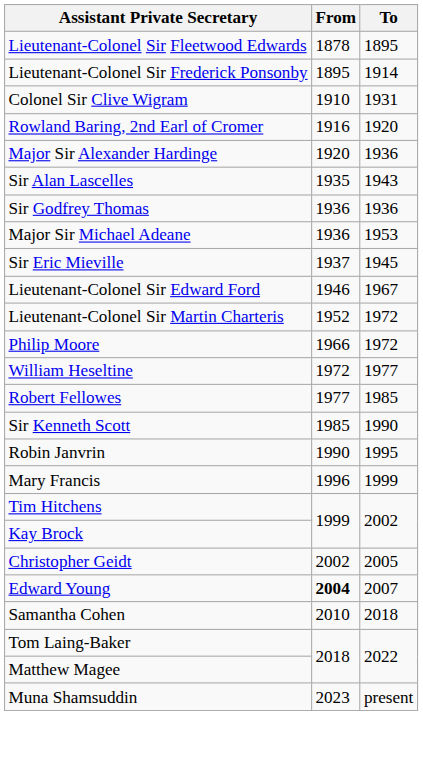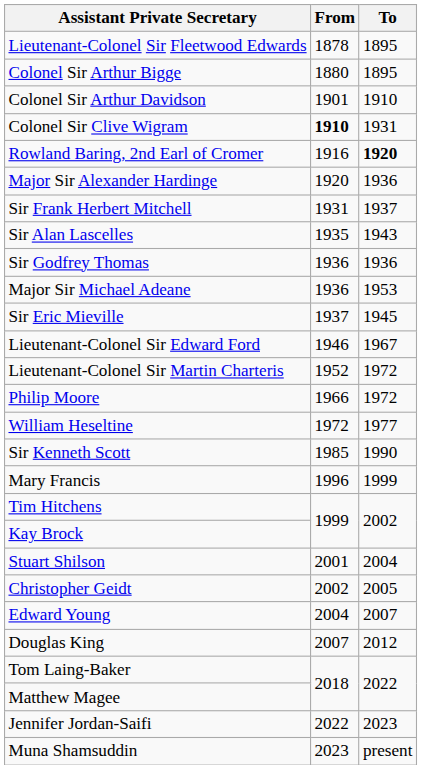+ row: (95, 72)
- row: (158, 72)
+ row: (107, 99)
(333, 99) normal -> (332, 126) bold
(381, 126) normal -> (380, 153) bold
+ row: (100, 208)
- row: (65, 398)
- row: (57, 452)
+ row: (57, 561)
(333, 588) bold -> (332, 615) normal
+ row: (56, 642)
- row: (67, 615)
+ row: (80, 724)
